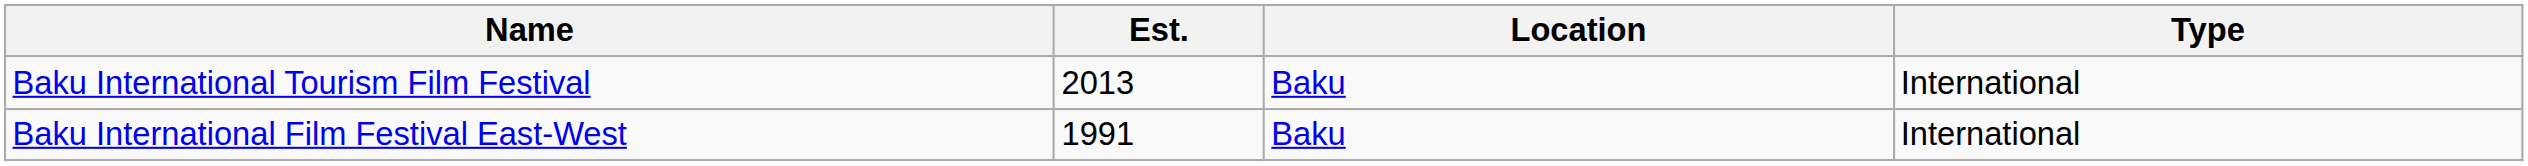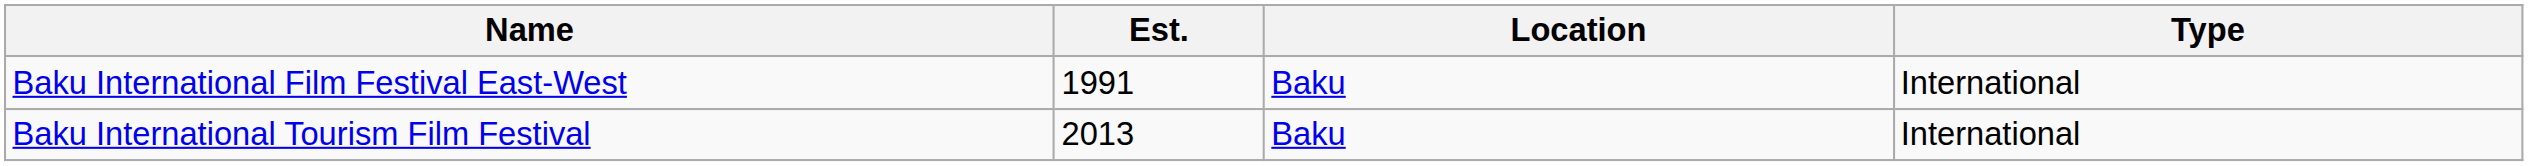rows swapped: (320, 133) <-> (302, 82)
